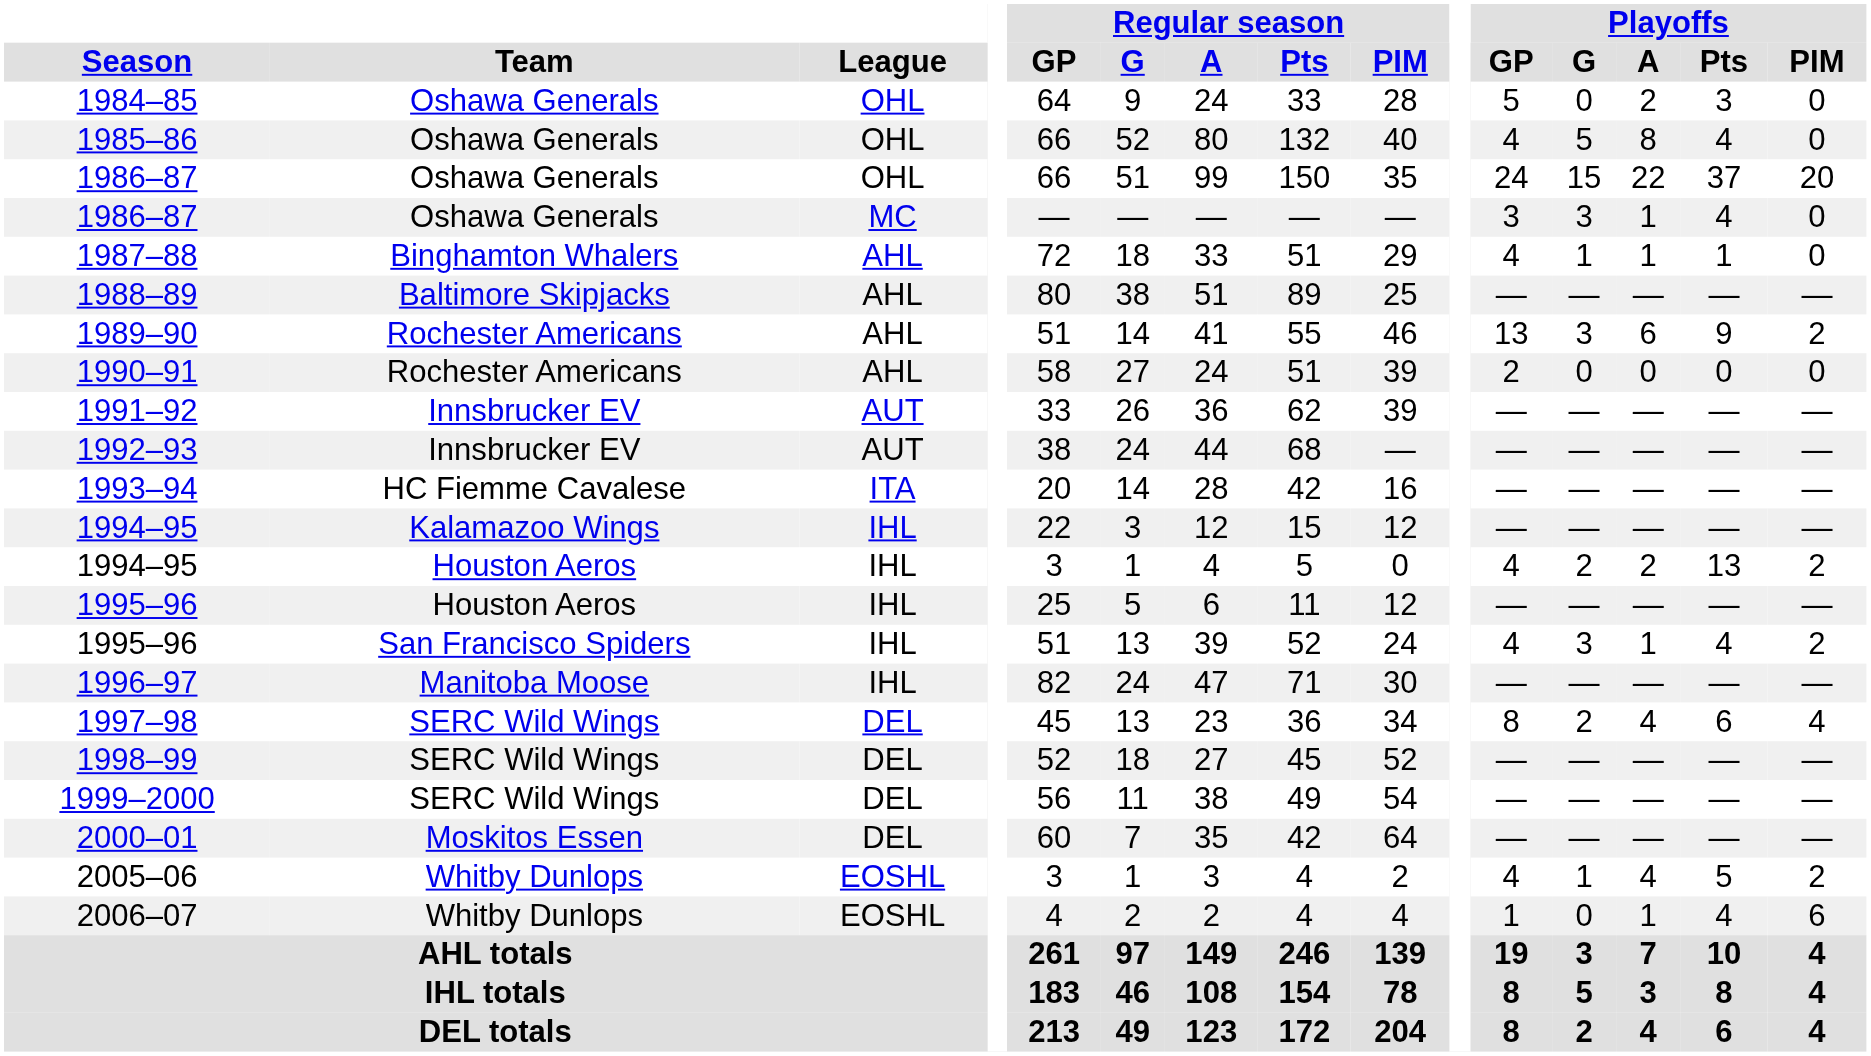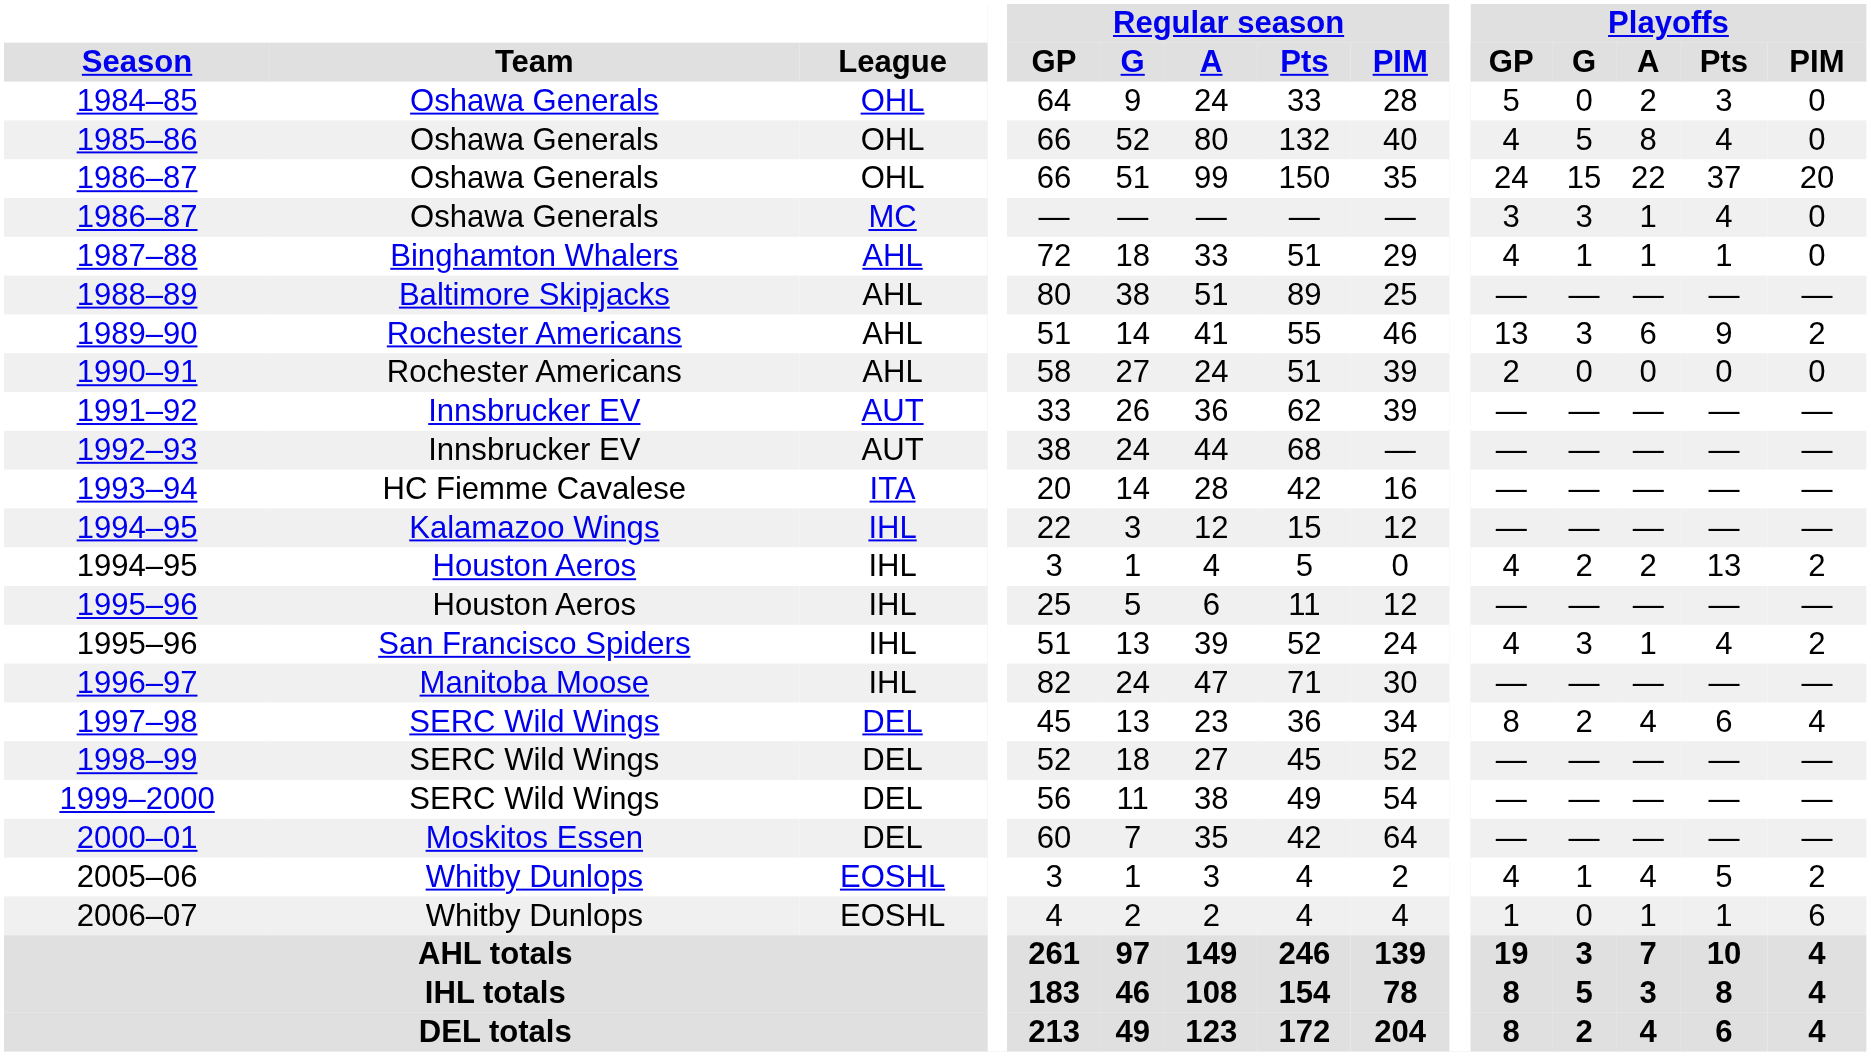(1724, 915) 4 -> (1724, 915) 1
